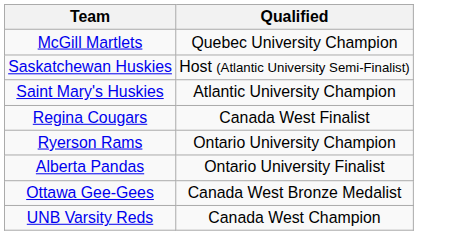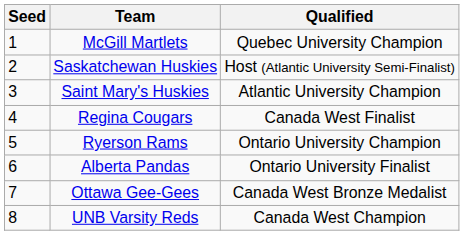+ column: (27, 17)
